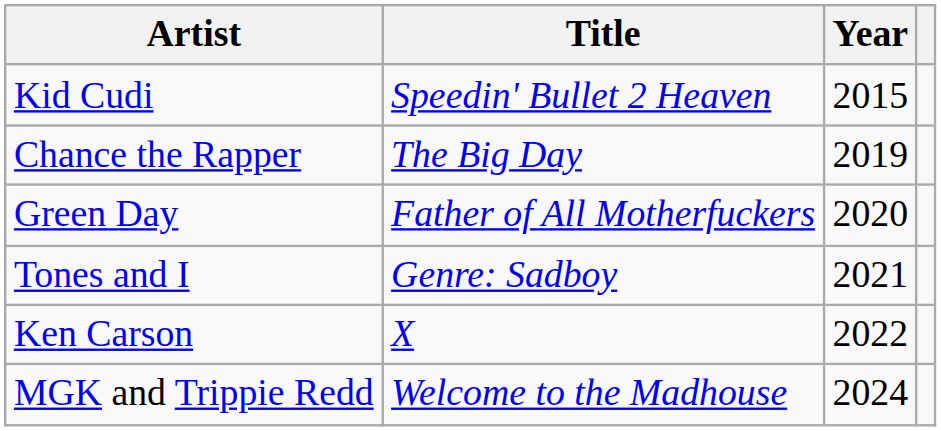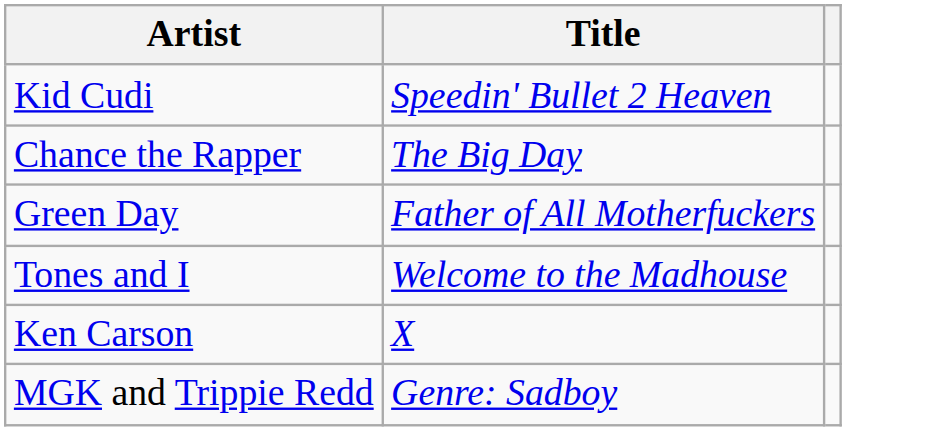- column: (870, 34)
(504, 273) Genre: Sadboy -> (589, 273) Welcome to the Madhouse
(589, 393) Welcome to the Madhouse -> (504, 393) Genre: Sadboy
